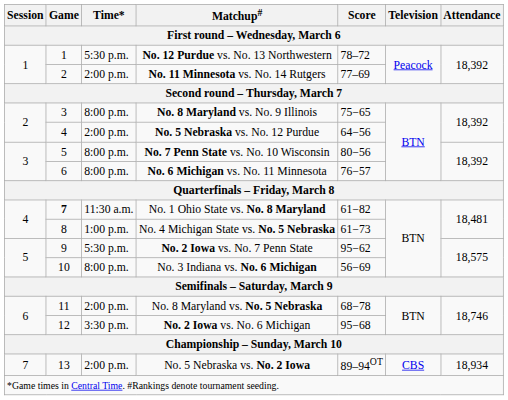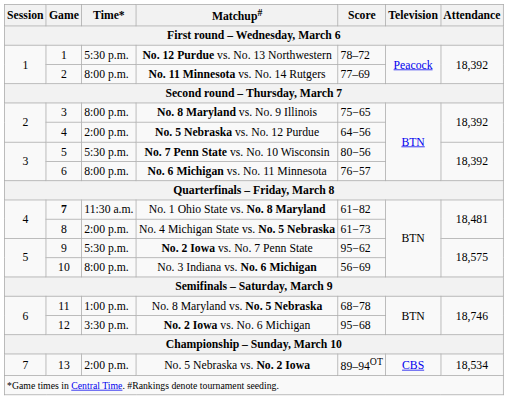(107, 74) 2:00 p.m. -> (107, 74) 8:00 p.m.
(107, 151) 8:00 p.m. -> (107, 151) 5:30 p.m.
(107, 228) 1:00 p.m. -> (107, 228) 2:00 p.m.
(107, 306) 2:00 p.m. -> (107, 306) 1:00 p.m.
(472, 365) 18,934 -> (472, 365) 18,534
